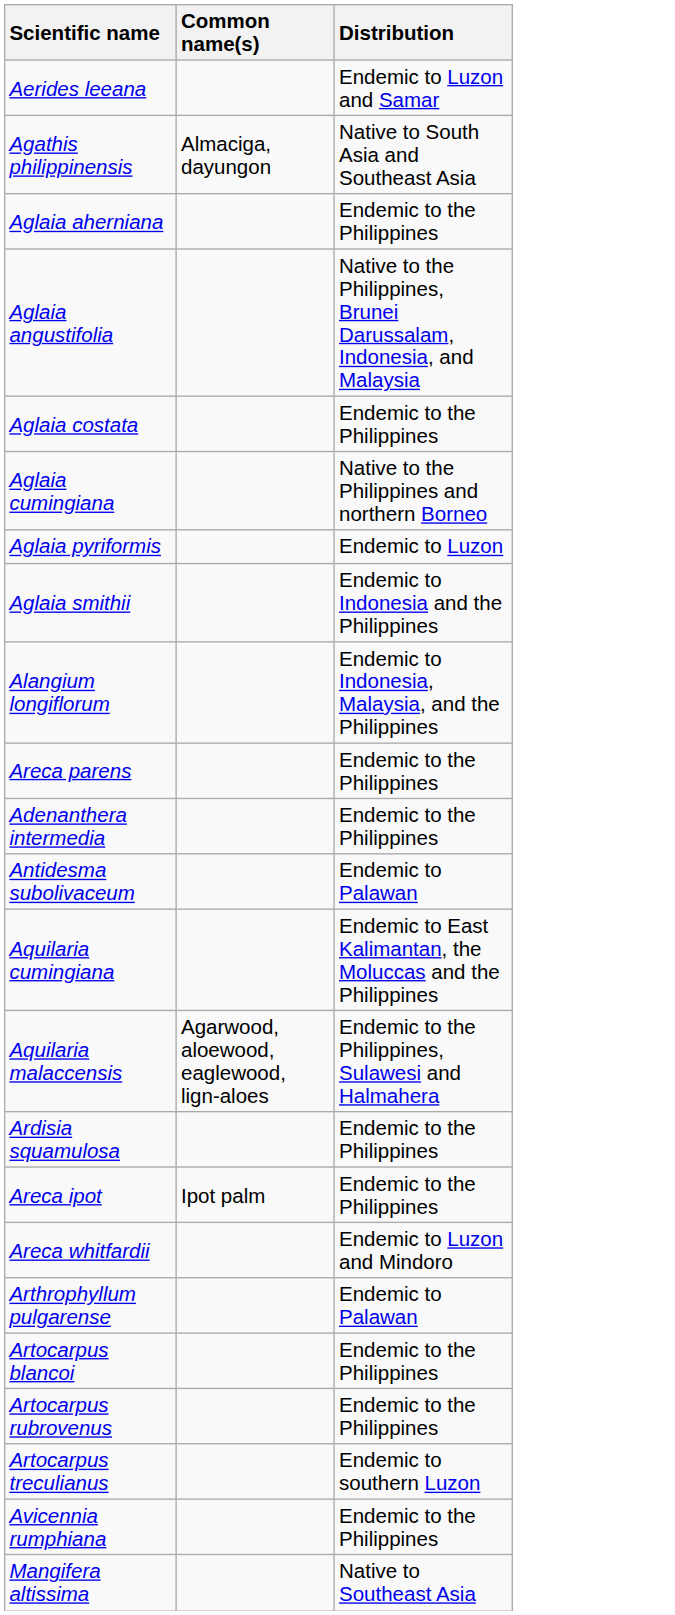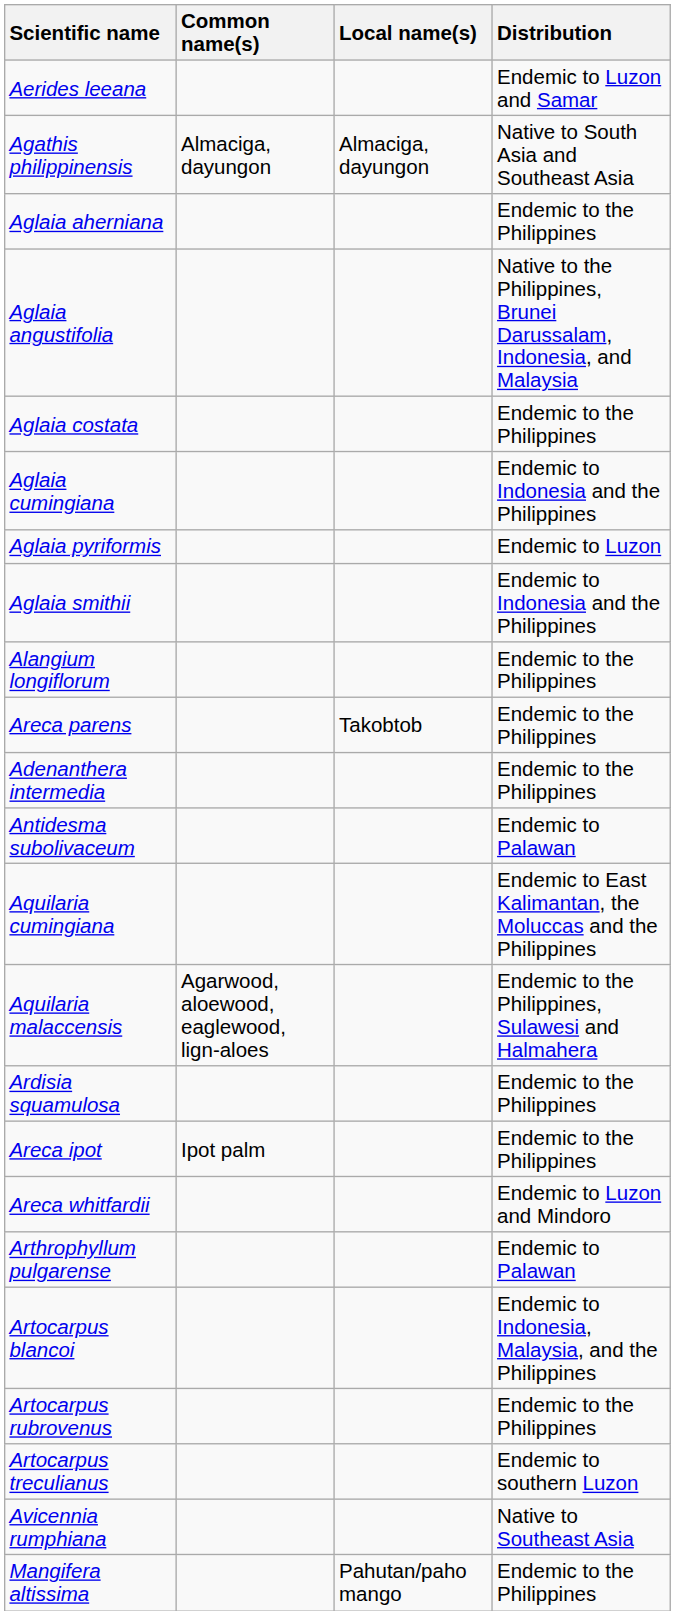+ column: (408, 33)
(413, 491) Native to the Philippines and northern Borneo -> (579, 491) Endemic to Indonesia and the Philippines
(419, 692) Endemic to Indonesia, Malaysia, and the Philippines -> (565, 669) Endemic to the Philippines
(407, 1361) Endemic to the Philippines -> (577, 1338) Endemic to Indonesia, Malaysia, and the Philippines
(407, 1528) Endemic to the Philippines -> (565, 1528) Native to Southeast Asia
(407, 1583) Native to Southeast Asia -> (565, 1583) Endemic to the Philippines
